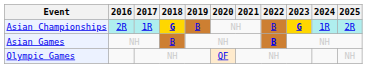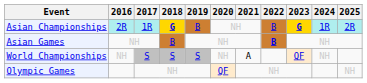+ row: (57, 56)
